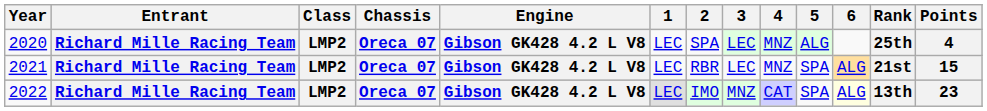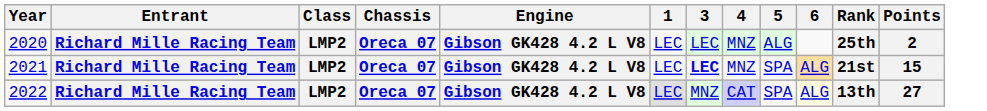- column: (705, 17)
(949, 43) 4 -> (912, 43) 2
(741, 68) normal -> (705, 68) bold
(949, 93) 23 -> (912, 93) 27
